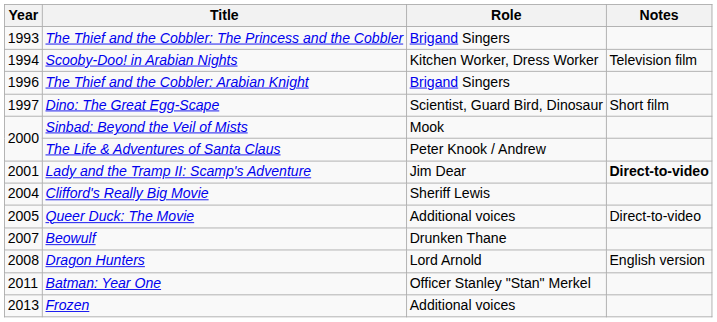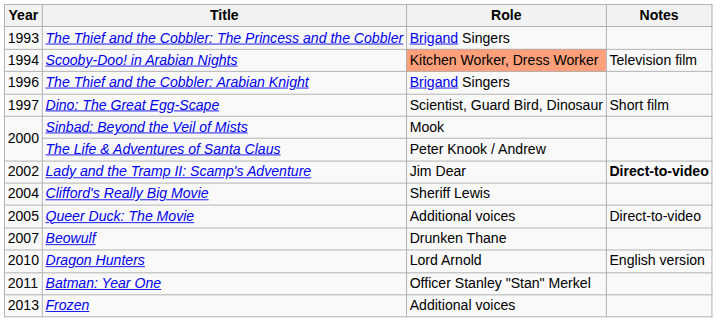(504, 60) no background -> (504, 60) lightsalmon background
(23, 171) 2001 -> (23, 171) 2002
(23, 261) 2008 -> (23, 261) 2010
